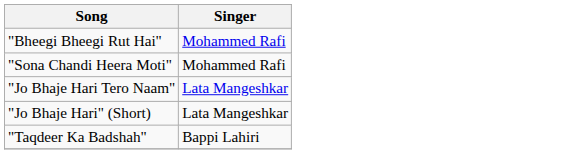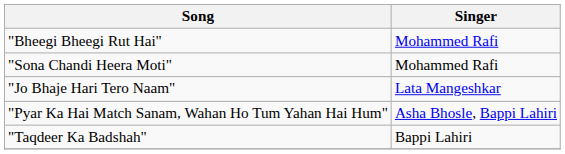- row: (79, 112)
+ row: (198, 112)
